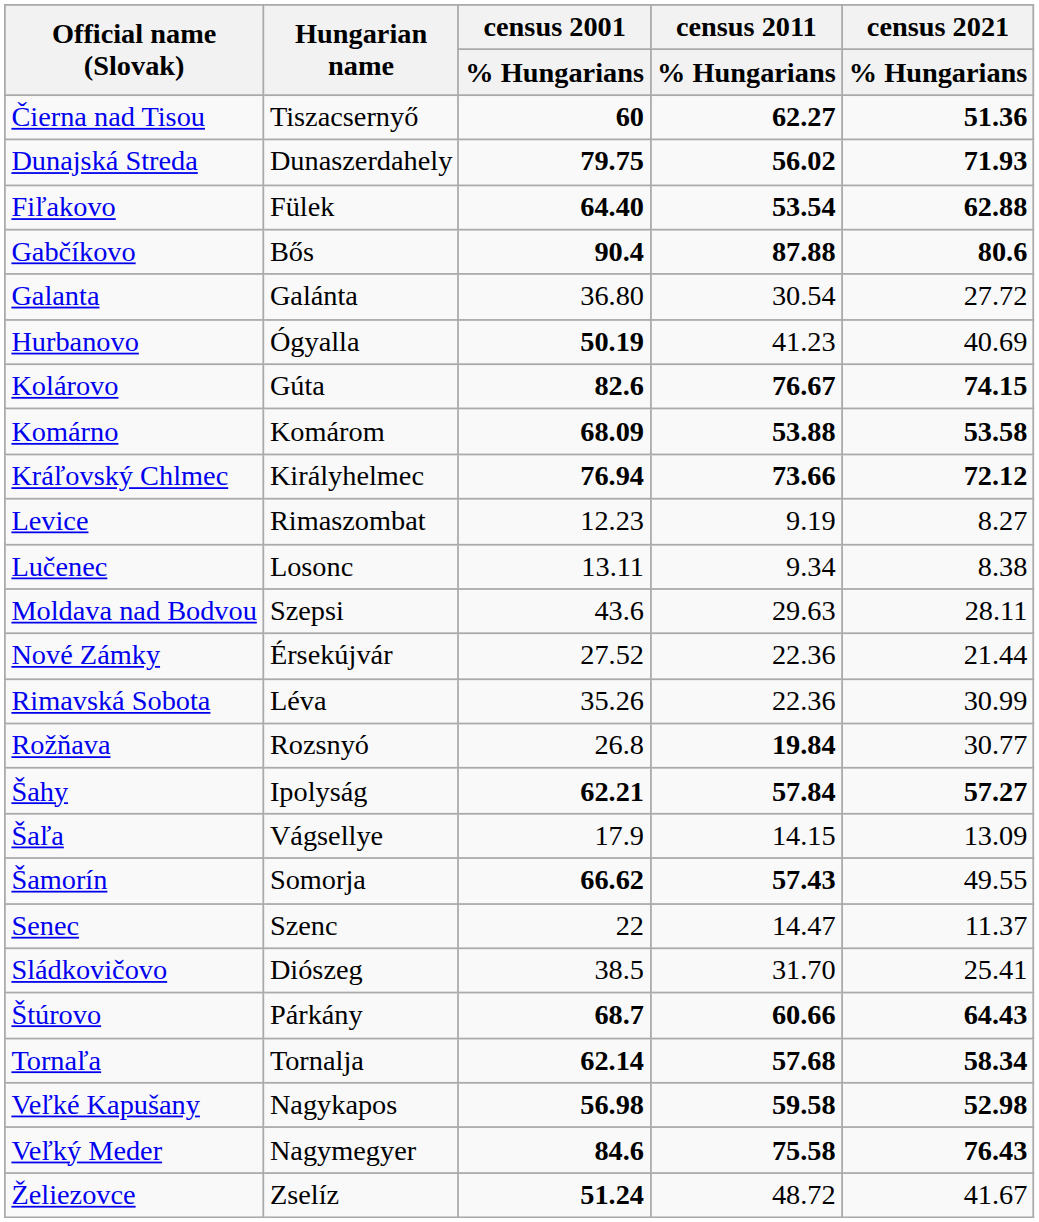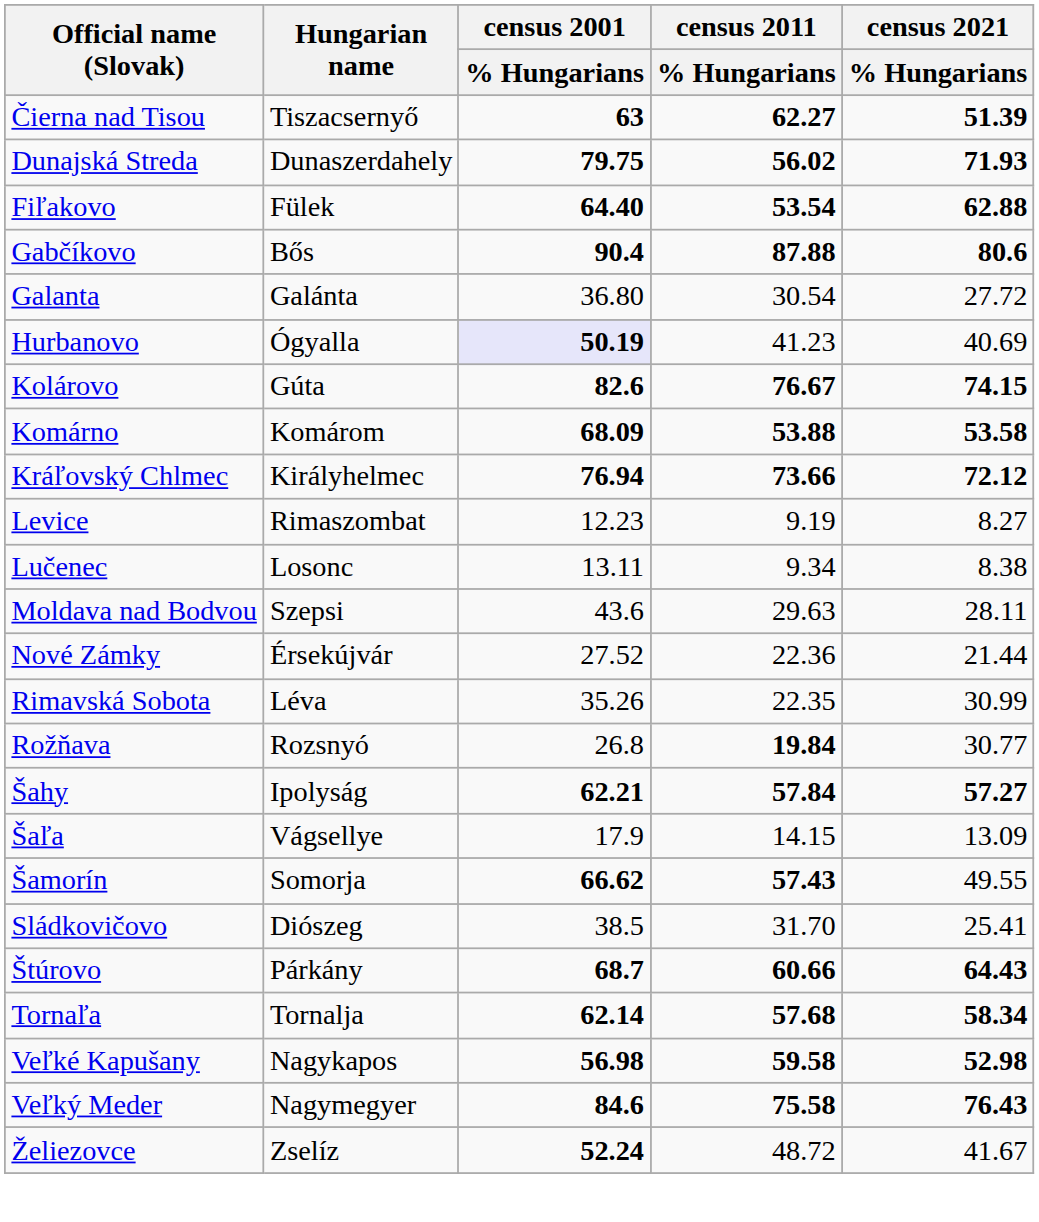(630, 116) 60 -> (630, 116) 63
(996, 116) 51.36 -> (996, 116) 51.39
(612, 341) no background -> (612, 341) lavender background
(804, 700) 22.36 -> (804, 700) 22.35
- row: (45, 925)
(612, 1194) 51.24 -> (612, 1149) 52.24
